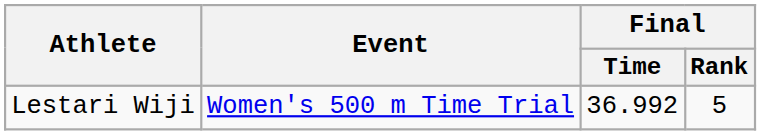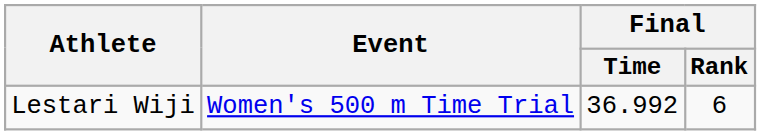(719, 107) 5 -> (719, 107) 6
